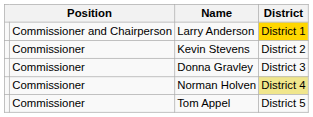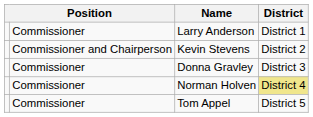(92, 31) Commissioner and Chairperson -> (49, 31) Commissioner
(283, 31) gold background -> (283, 31) no background
(49, 49) Commissioner -> (92, 49) Commissioner and Chairperson
